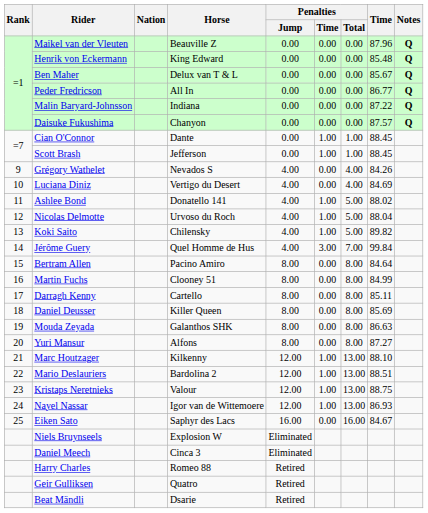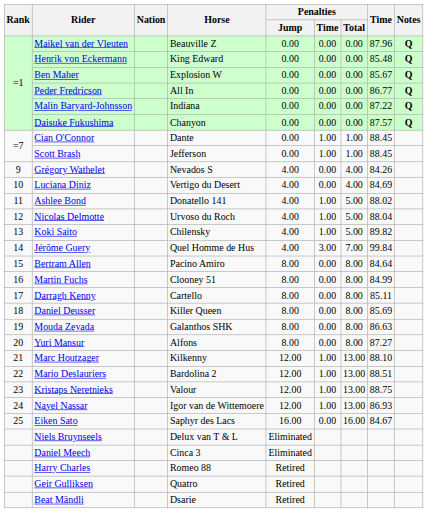(204, 75) Delux van T & L -> (196, 75) Explosion W
(196, 437) Explosion W -> (204, 437) Delux van T & L
